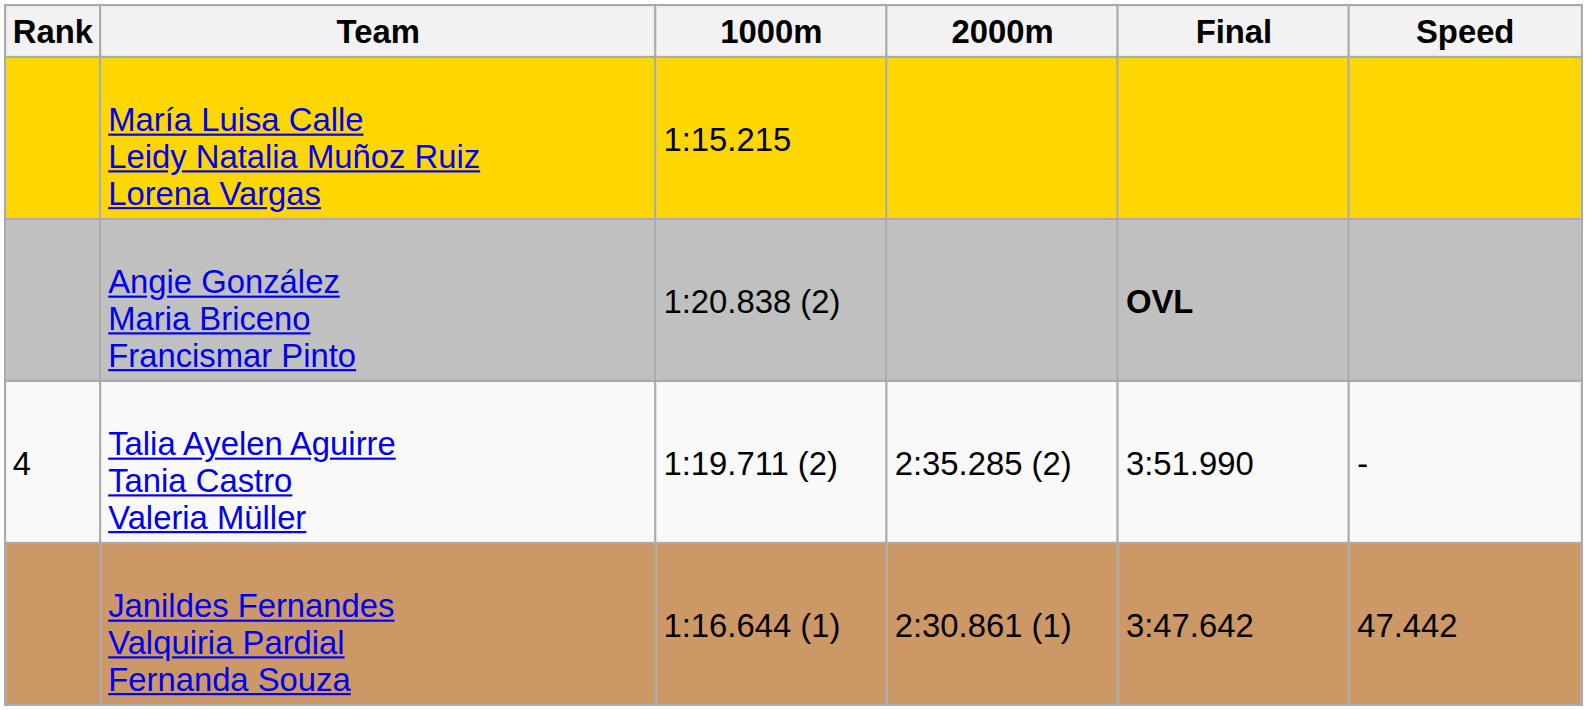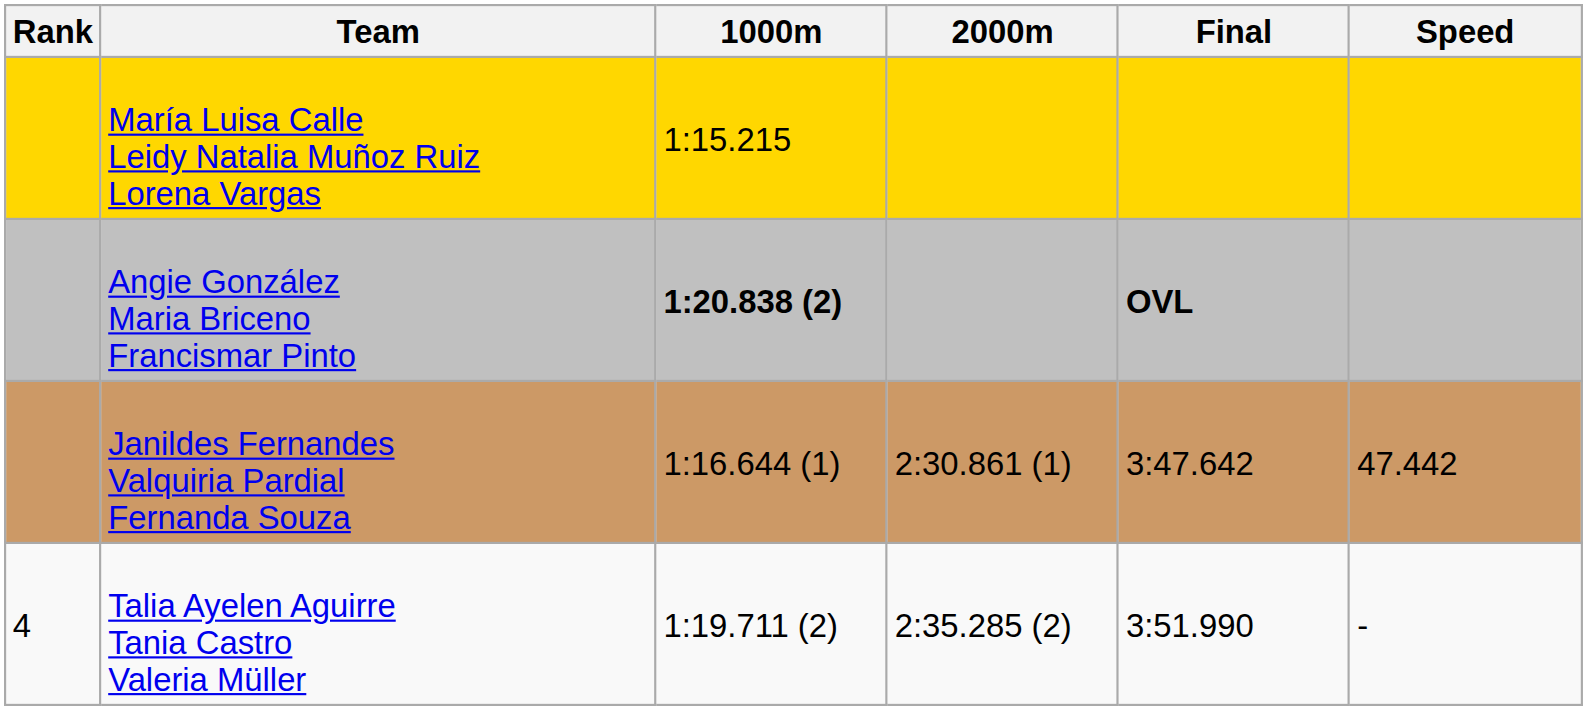(752, 300) normal -> (753, 300) bold
rows swapped: (251, 643) <-> (252, 481)
